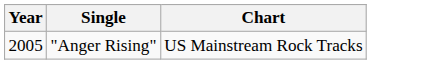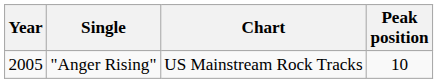+ column: (399, 27)
